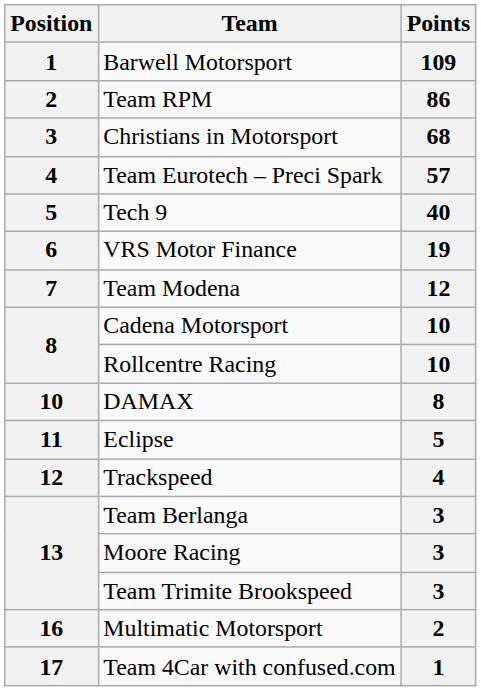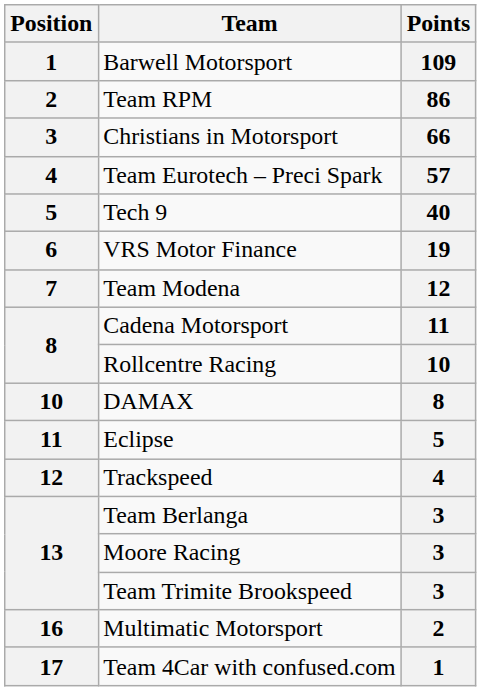(438, 136) 68 -> (438, 136) 66
(438, 325) 10 -> (438, 325) 11
